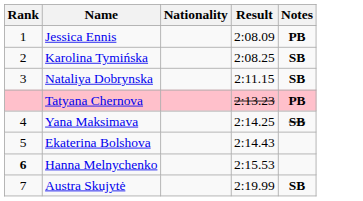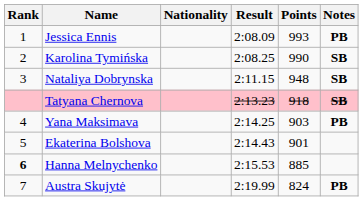+ column: (299, 15)
(297, 100) PB -> (339, 100) SB
(297, 121) SB -> (339, 121) PB
(297, 185) SB -> (339, 185) PB
